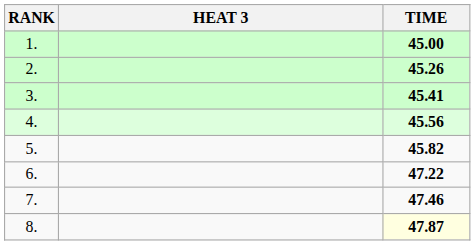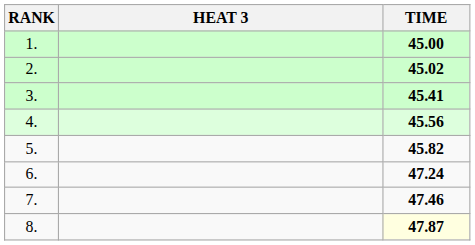(426, 70) 45.26 -> (426, 70) 45.02
(426, 174) 47.22 -> (426, 174) 47.24
